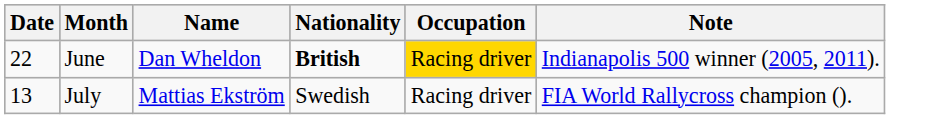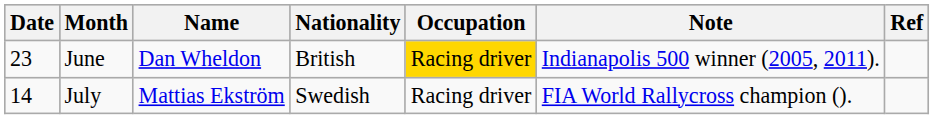+ column: (907, 22)
(21, 58) 22 -> (21, 58) 23
(328, 58) bold -> (325, 58) normal
(21, 94) 13 -> (21, 94) 14
